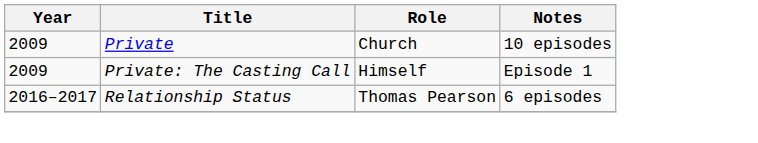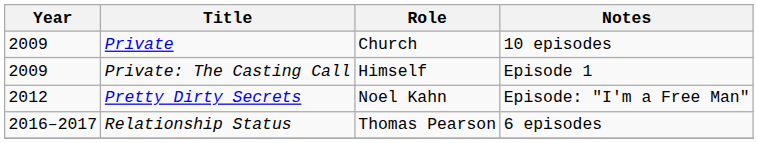+ row: (203, 98)
